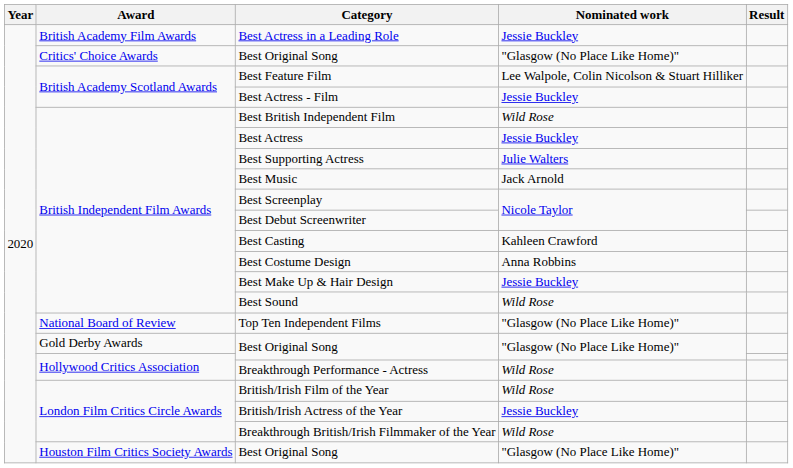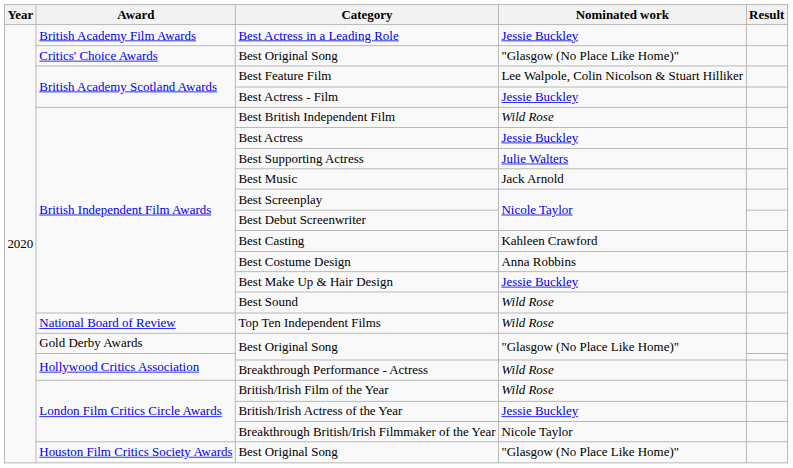(590, 323) "Glasgow (No Place Like Home)" -> (528, 323) Wild Rose
(528, 431) Wild Rose -> (537, 431) Nicole Taylor
